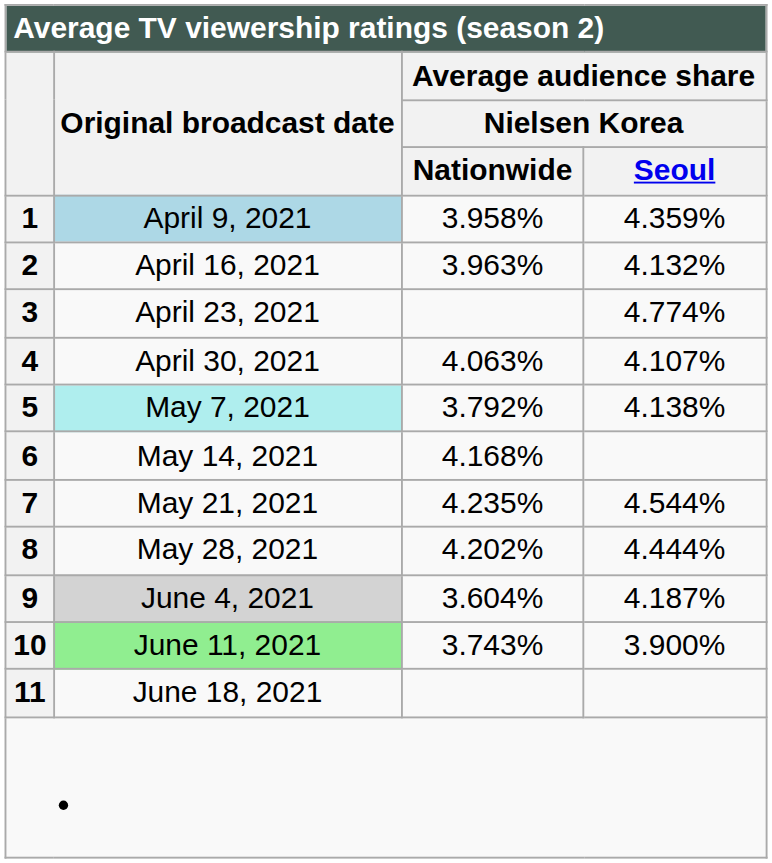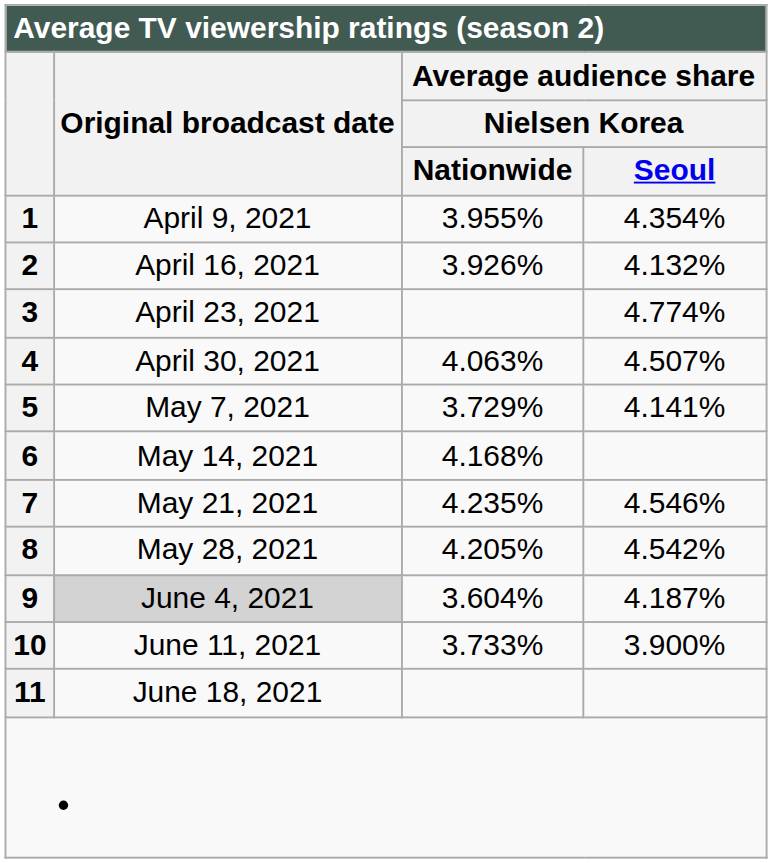(227, 218) lightblue background -> (227, 218) no background
(492, 218) 3.958% -> (492, 218) 3.955%
(675, 218) 4.359% -> (675, 218) 4.354%
(492, 265) 3.963% -> (492, 265) 3.926%
(675, 360) 4.107% -> (675, 360) 4.507%
(227, 407) paleturquoise background -> (227, 407) no background
(492, 407) 3.792% -> (492, 407) 3.729%
(675, 407) 4.138% -> (675, 407) 4.141%
(675, 502) 4.544% -> (675, 502) 4.546%
(492, 550) 4.202% -> (492, 550) 4.205%
(675, 550) 4.444% -> (675, 550) 4.542%
(227, 645) lightgreen background -> (227, 645) no background
(492, 645) 3.743% -> (492, 645) 3.733%
